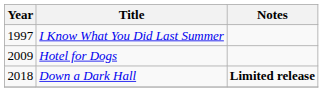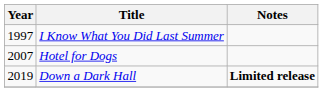(20, 55) 2009 -> (20, 55) 2007
(20, 76) 2018 -> (20, 76) 2019
